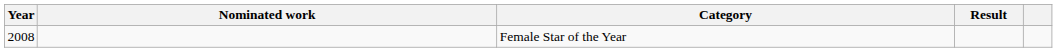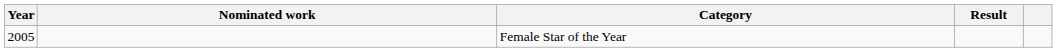(21, 36) 2008 -> (21, 36) 2005
